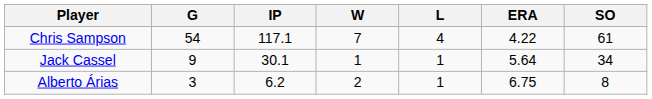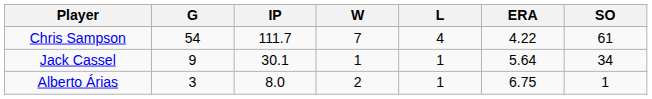(275, 37) 117.1 -> (275, 37) 111.7
(275, 82) 6.2 -> (275, 82) 8.0
(605, 82) 8 -> (605, 82) 1
